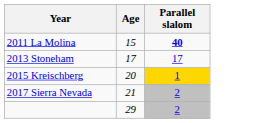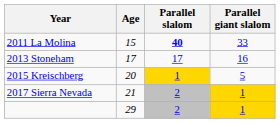+ column: (242, 19)
